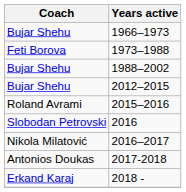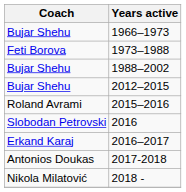(47, 141) Nikola Milatović -> (40, 141) Erkand Karaj
(40, 178) Erkand Karaj -> (47, 178) Nikola Milatović
